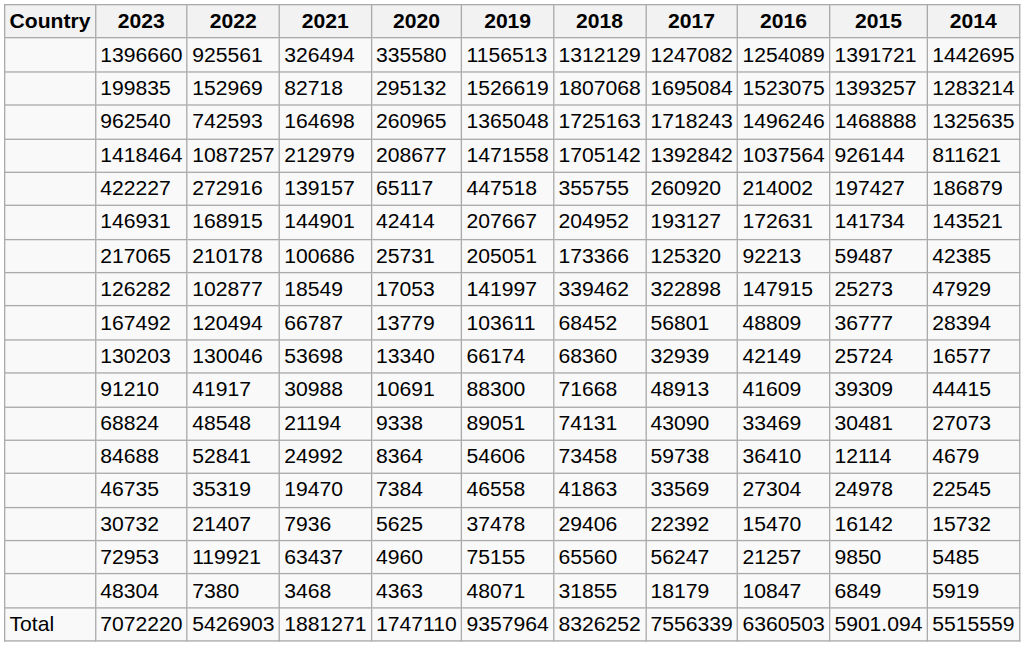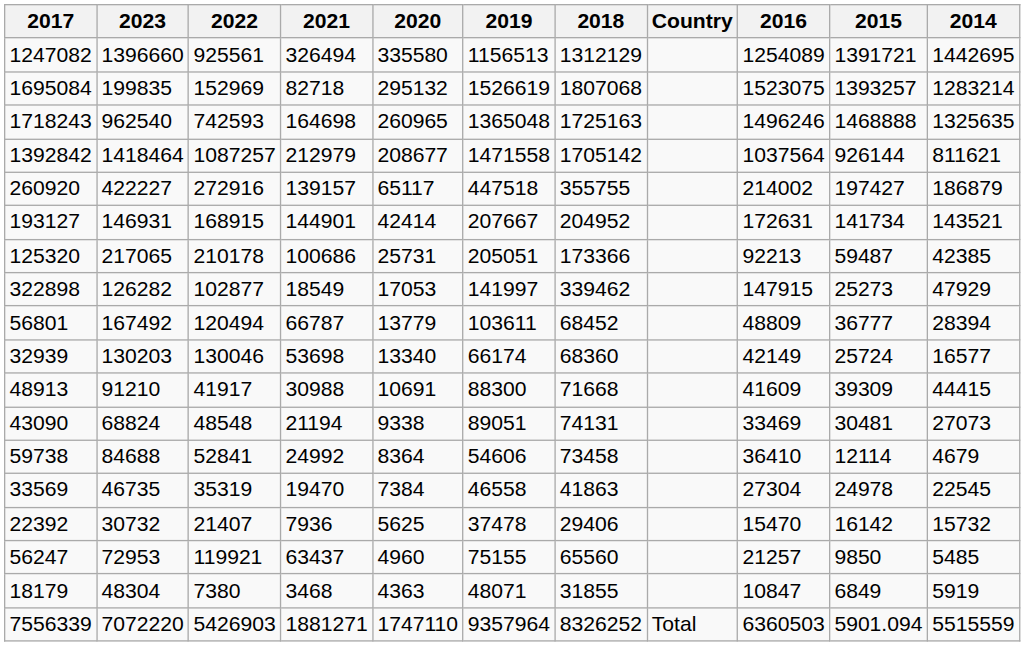columns swapped: (50, 21) <-> (692, 21)
